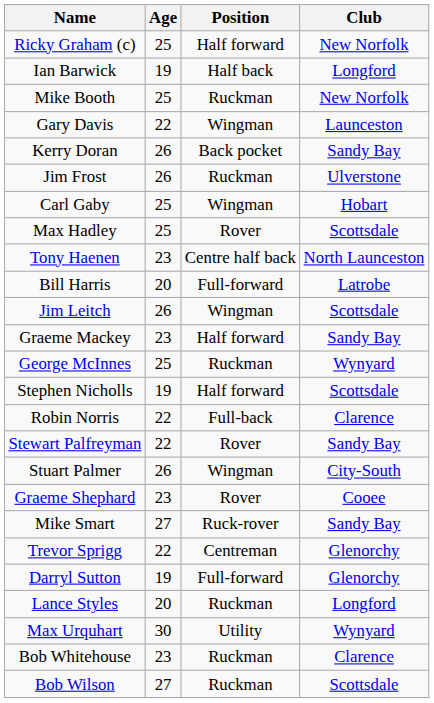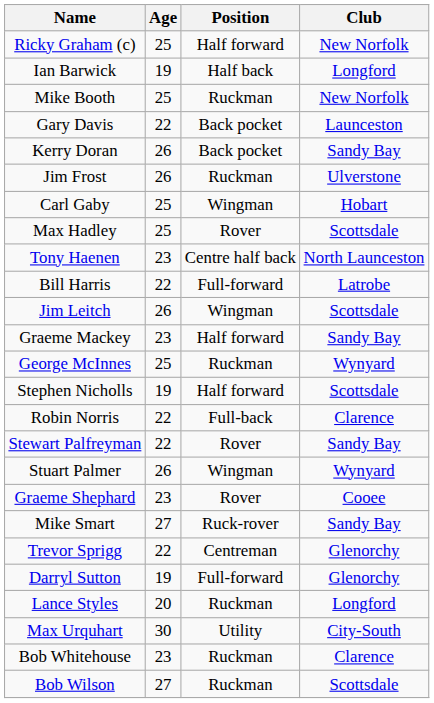(240, 124) Wingman -> (240, 124) Back pocket
(163, 284) 20 -> (163, 284) 22
(364, 470) City-South -> (364, 470) Wynyard
(364, 630) Wynyard -> (364, 630) City-South
